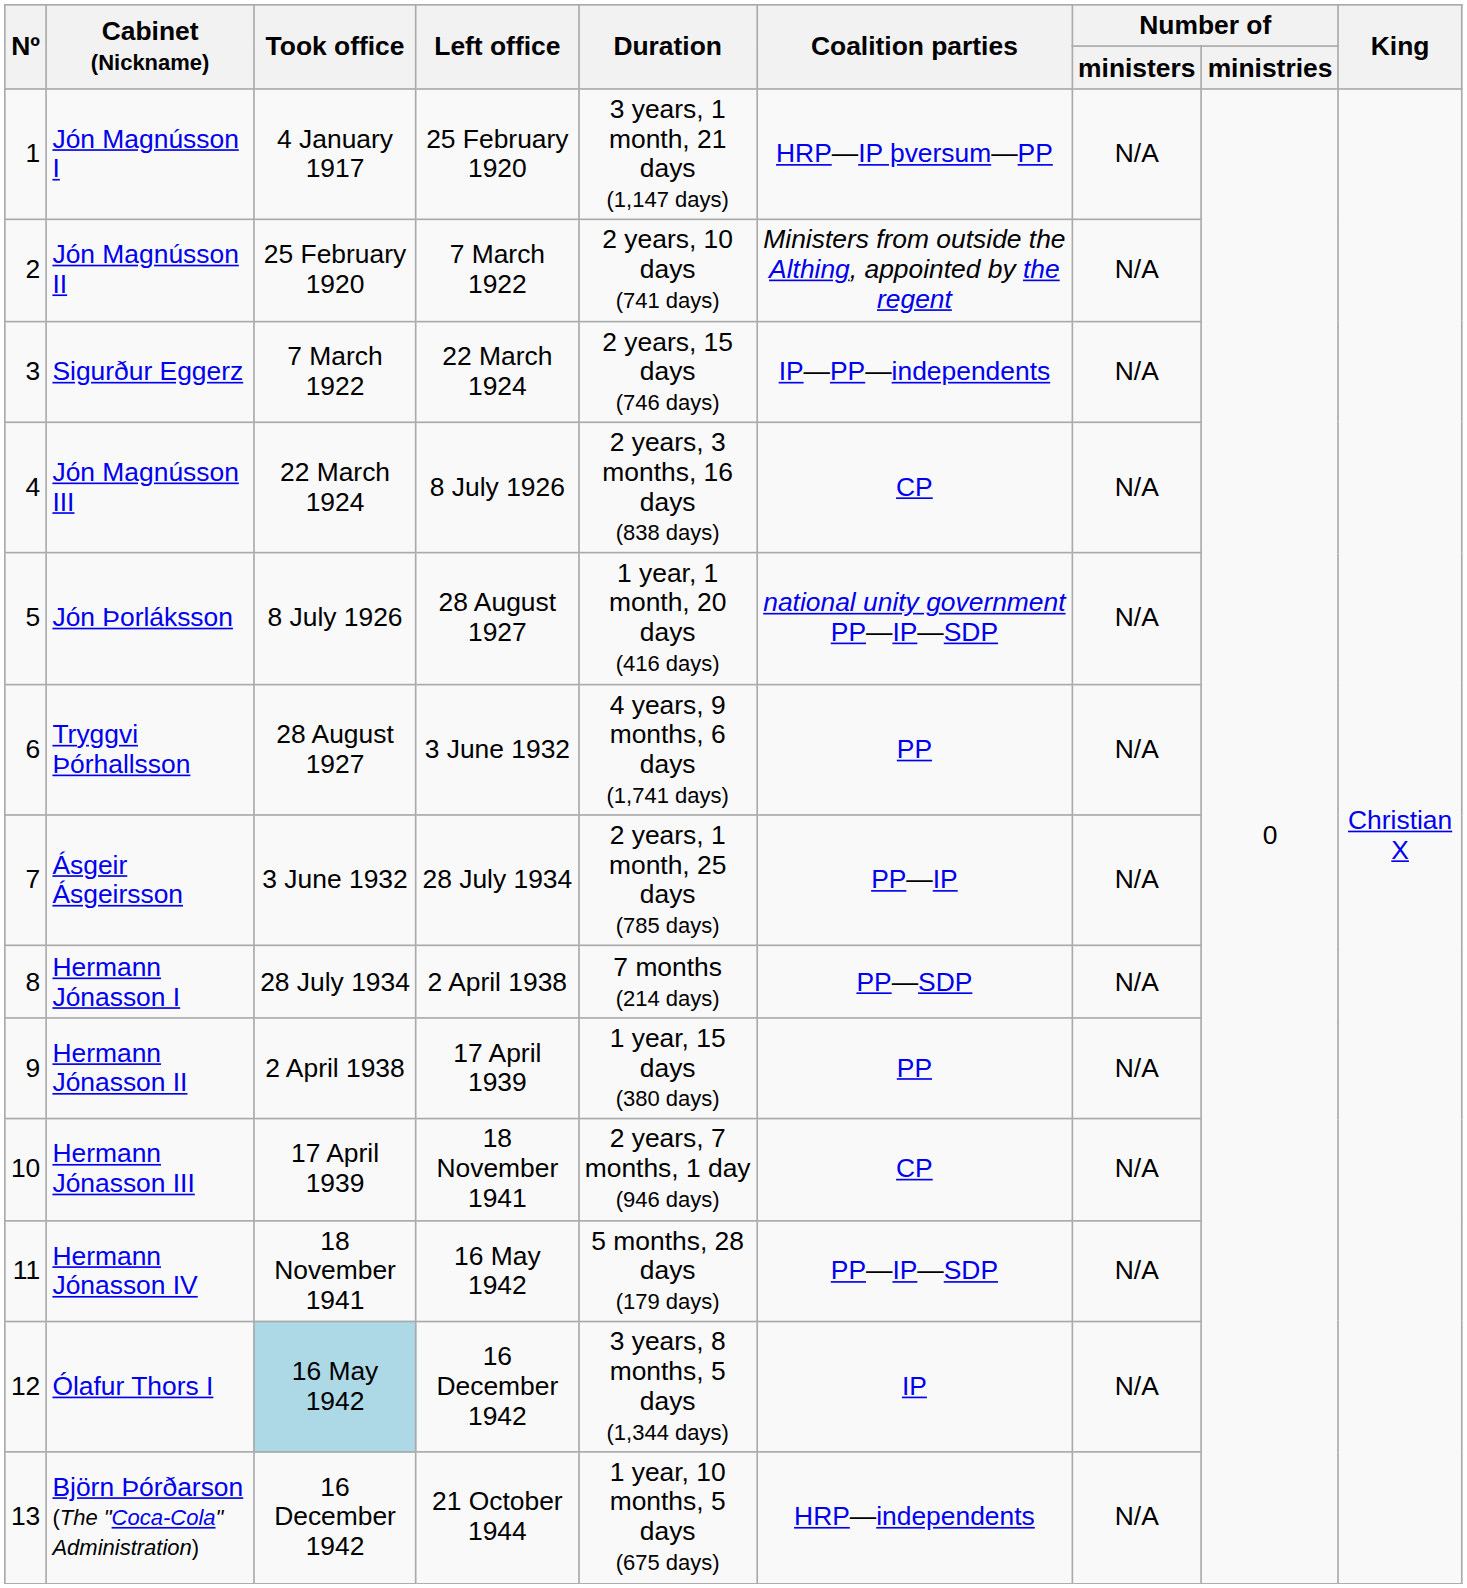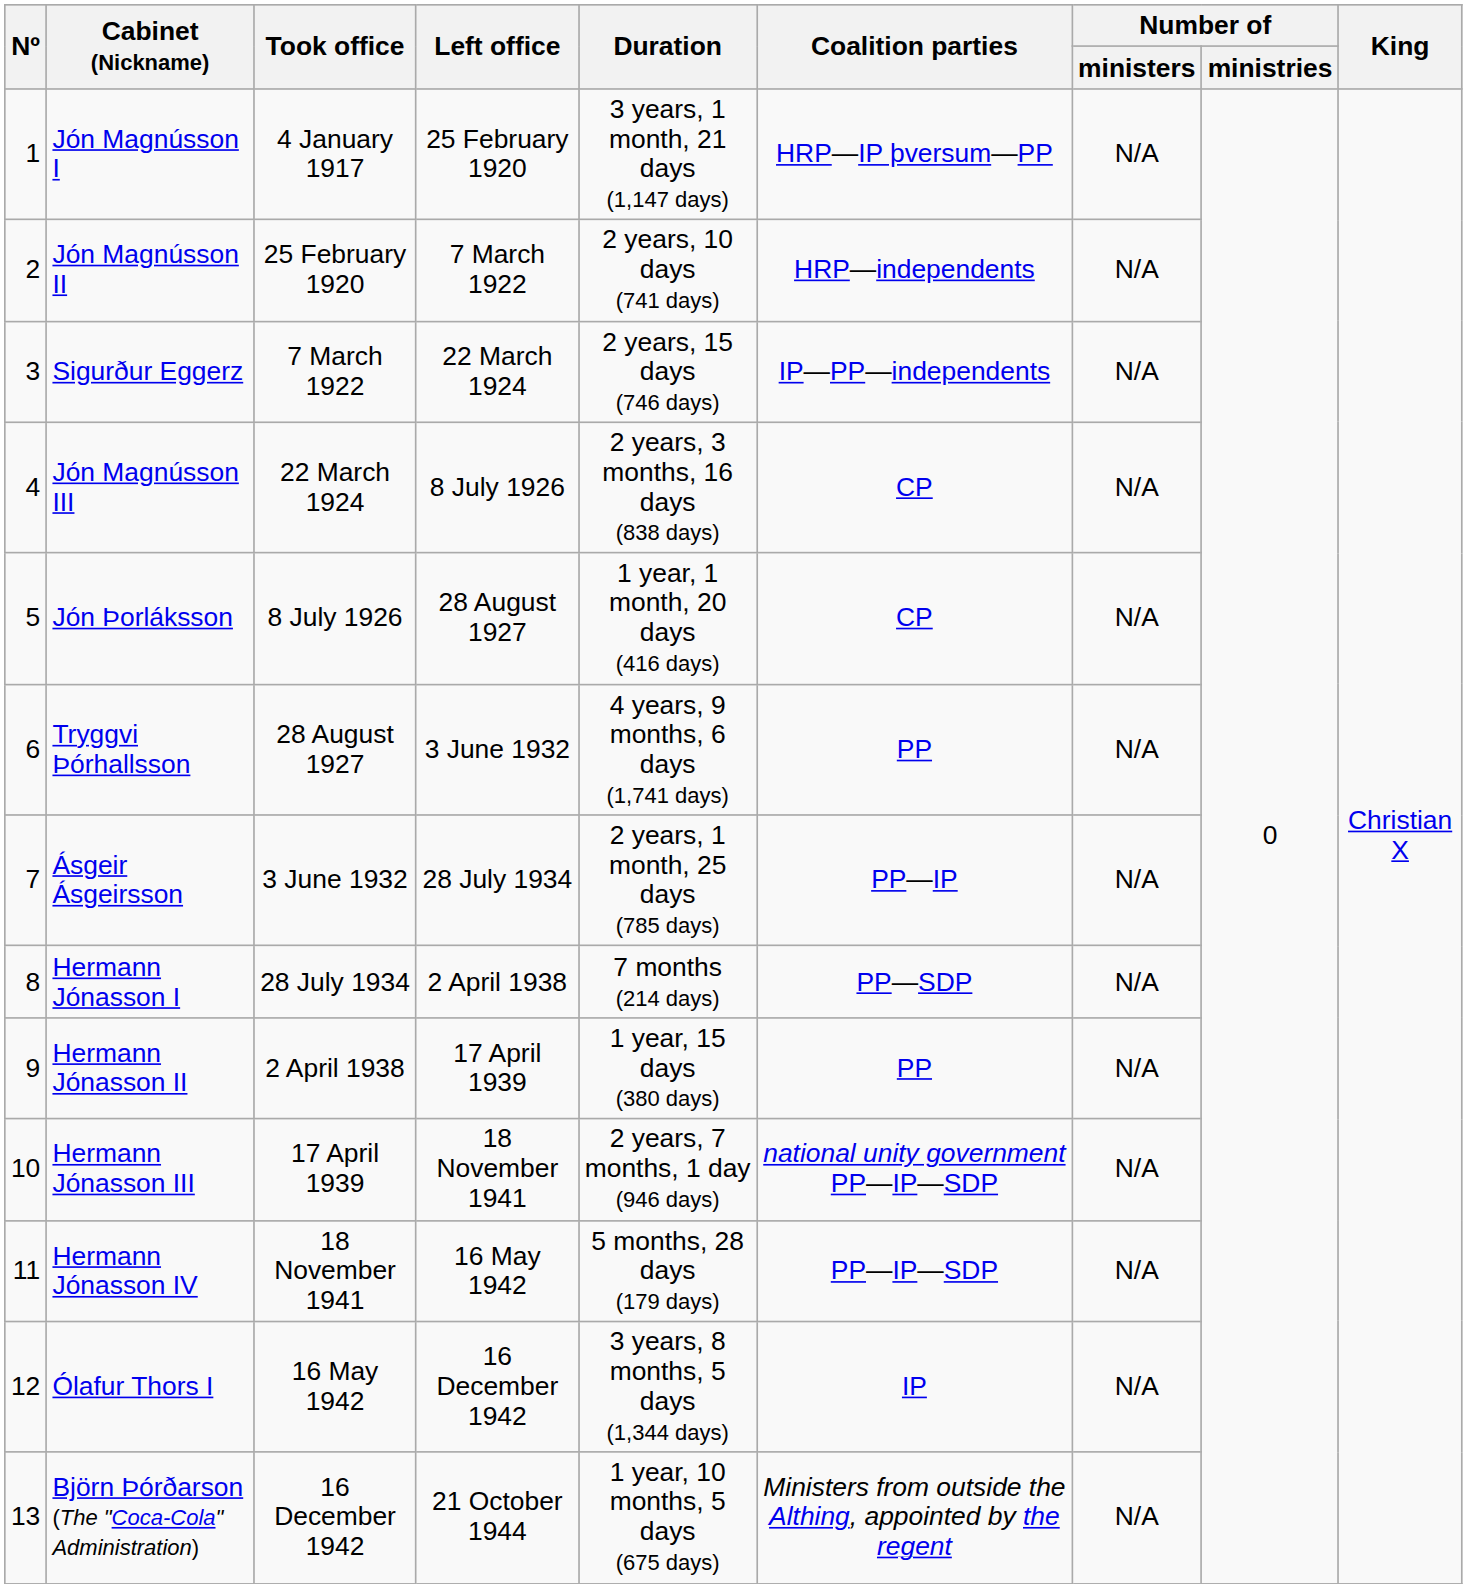(914, 269) Ministers from outside the Althing, appointed by the regent -> (914, 269) HRP—independents
(914, 618) national unity government PP—IP—SDP -> (914, 618) CP
(914, 1169) CP -> (914, 1169) national unity government PP—IP—SDP
(335, 1386) lightblue background -> (335, 1386) no background
(914, 1517) HRP—independents -> (914, 1517) Ministers from outside the Althing, appointed by the regent
